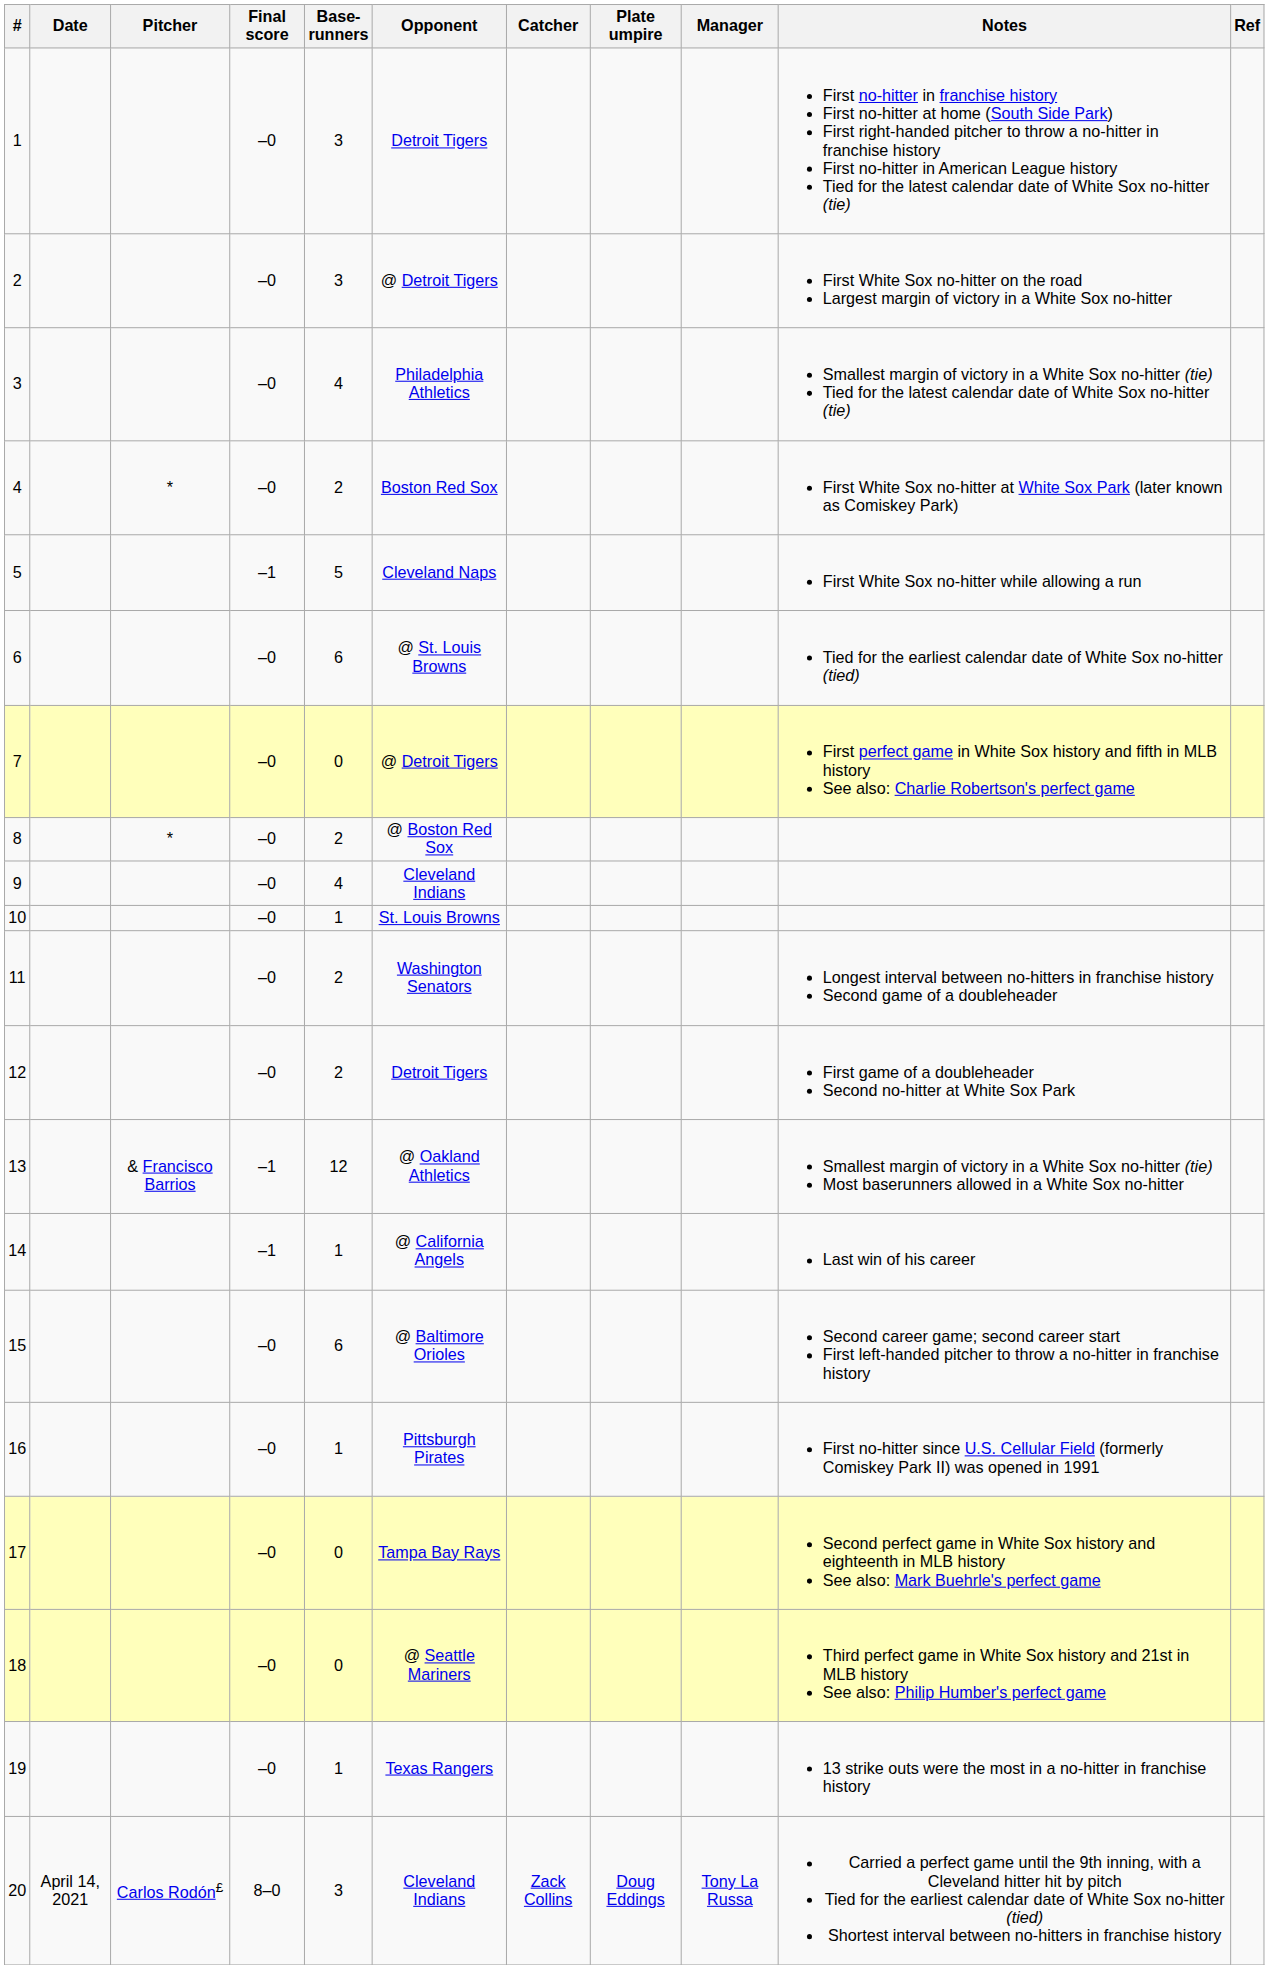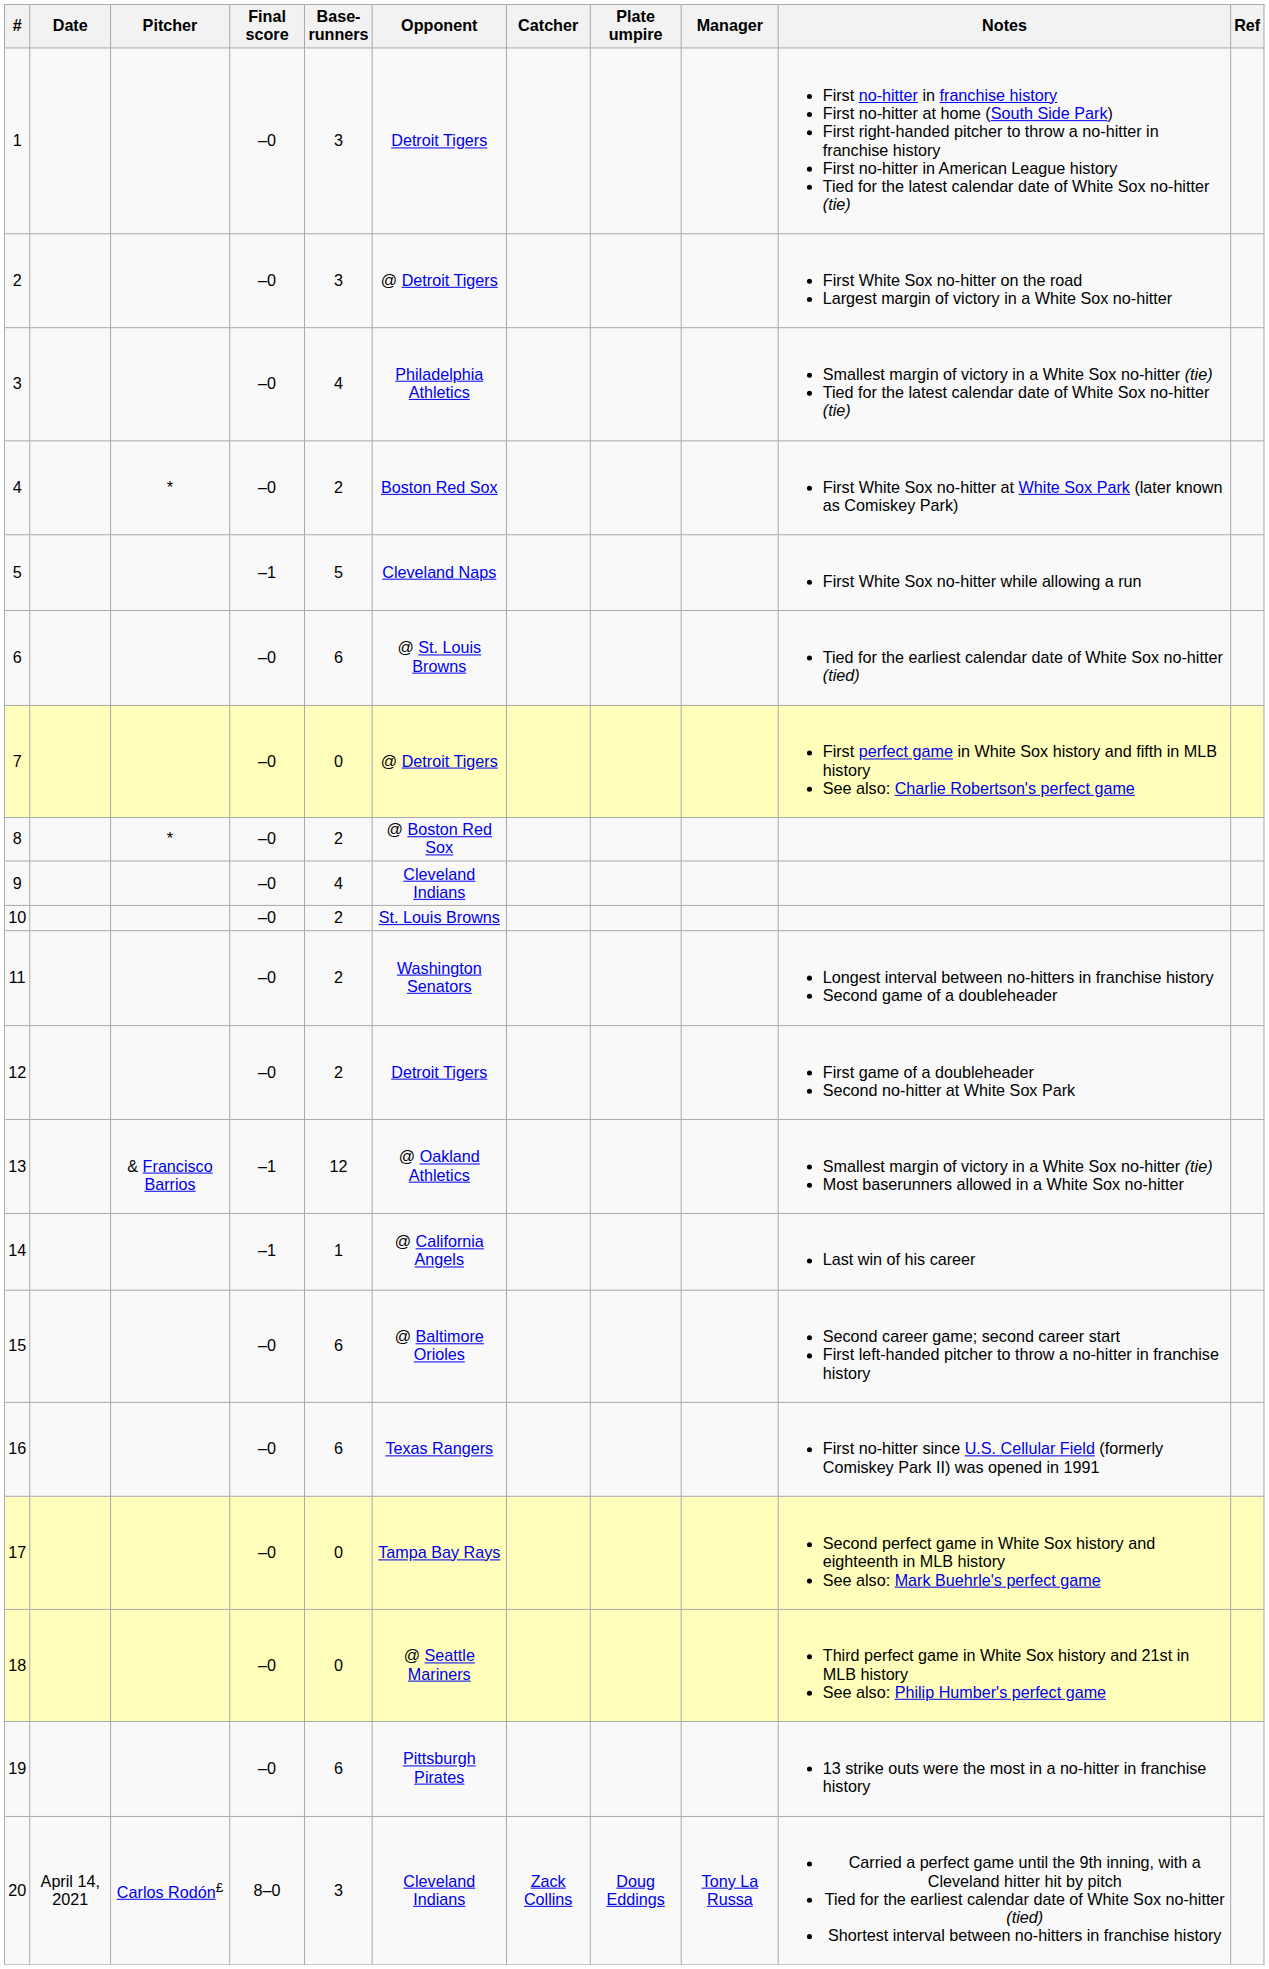(338, 917) 1 -> (338, 917) 2
(338, 1449) 1 -> (338, 1449) 6
(439, 1449) Pittsburgh Pirates -> (439, 1449) Texas Rangers
(338, 1768) 1 -> (338, 1768) 6
(439, 1768) Texas Rangers -> (439, 1768) Pittsburgh Pirates
